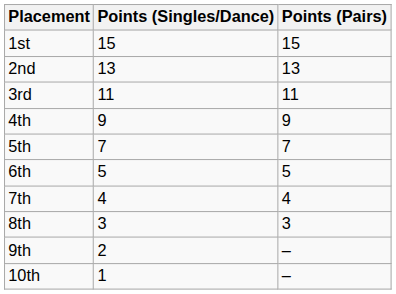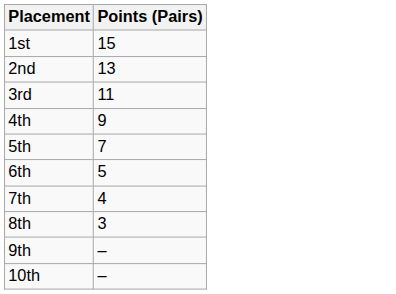- column: (186, 17)
